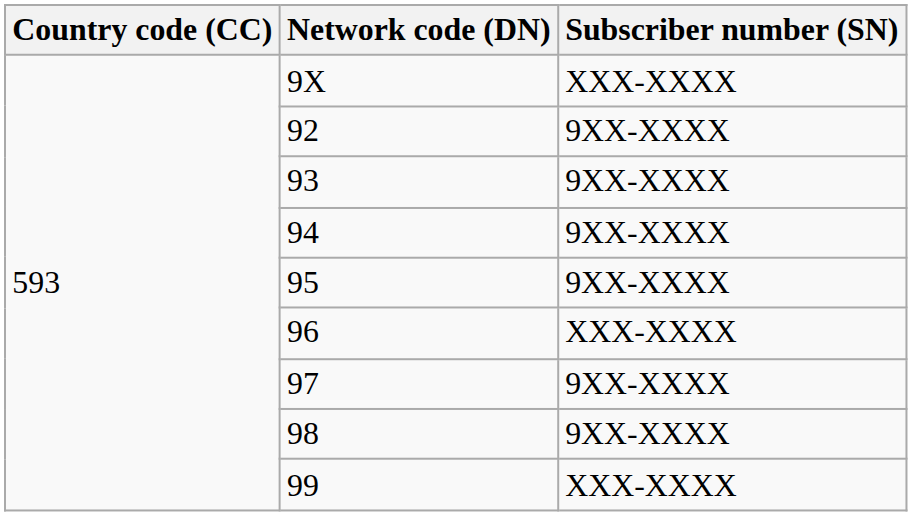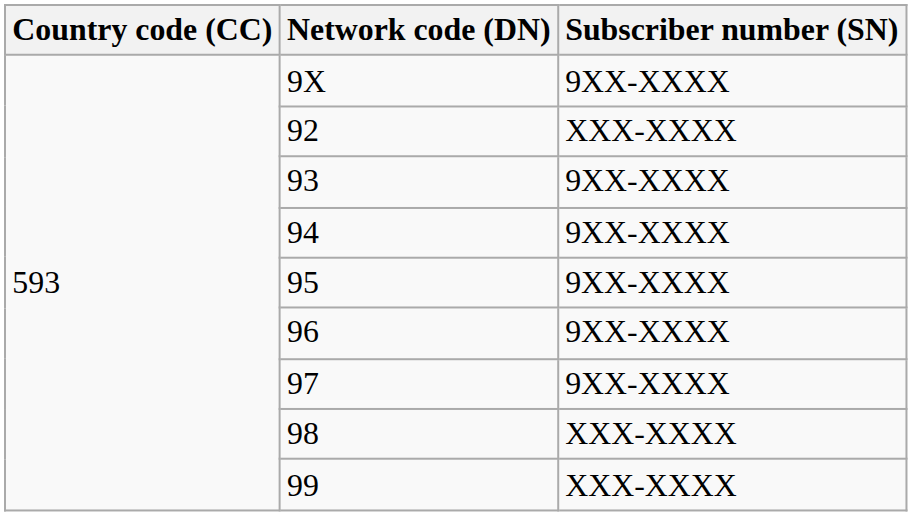(651, 80) XXX-XXXX -> (647, 80) 9XX-XXXX
(647, 130) 9XX-XXXX -> (651, 130) XXX-XXXX
(651, 332) XXX-XXXX -> (647, 332) 9XX-XXXX
(647, 433) 9XX-XXXX -> (651, 433) XXX-XXXX
